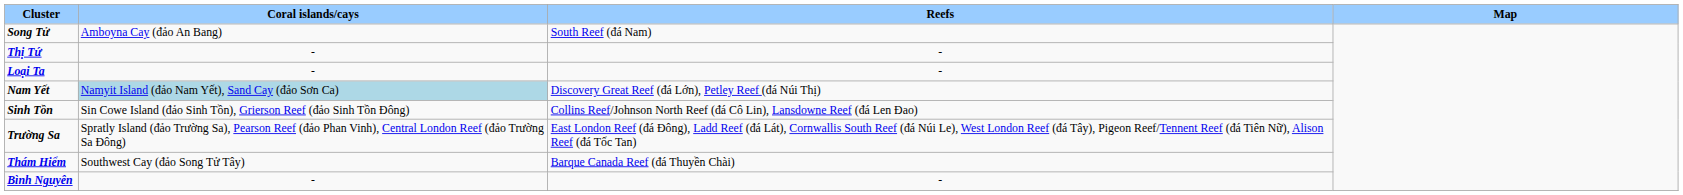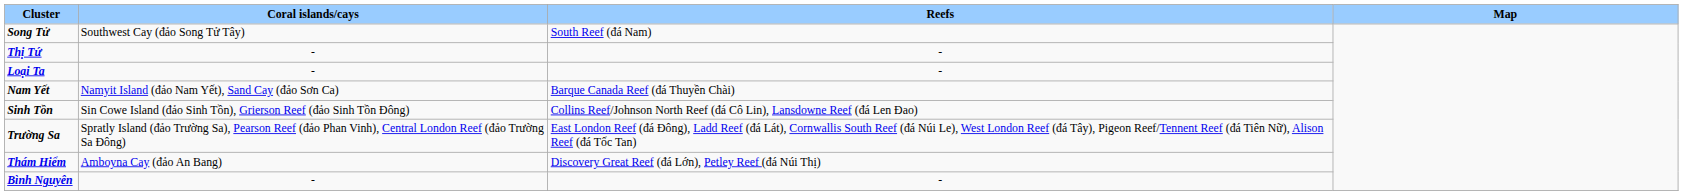(151, 33) Amboyna Cay (đảo An Bang) -> (163, 33) Southwest Cay (đảo Song Tử Tây)
(210, 90) lightblue background -> (210, 90) no background
(686, 90) Discovery Great Reef (đá Lớn), Petley Reef (đá Núi Thị) -> (643, 90) Barque Canada Reef (đá Thuyền Chài)
(163, 161) Southwest Cay (đảo Song Tử Tây) -> (151, 161) Amboyna Cay (đảo An Bang)
(643, 161) Barque Canada Reef (đá Thuyền Chài) -> (686, 161) Discovery Great Reef (đá Lớn), Petley Reef (đá Núi Thị)
